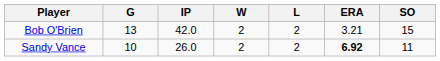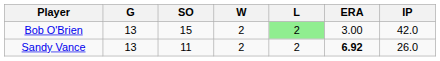columns swapped: (186, 13) <-> (407, 13)
(297, 30) no background -> (297, 30) lightgreen background
(352, 30) 3.21 -> (352, 30) 3.00
(131, 47) 10 -> (131, 47) 13
